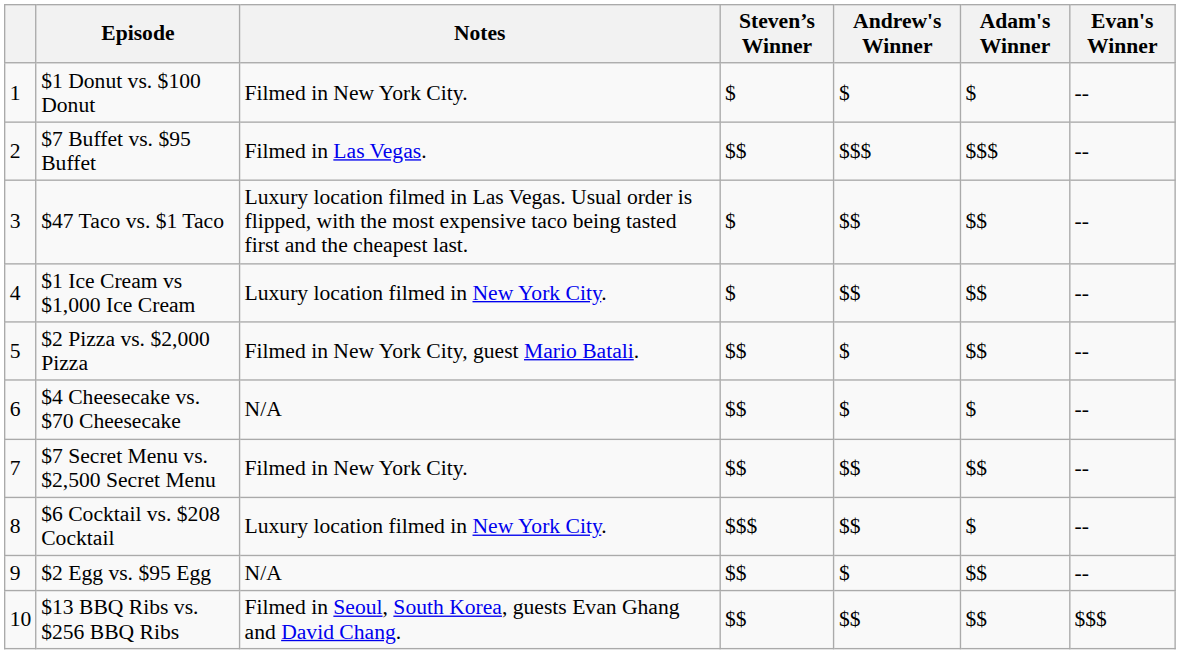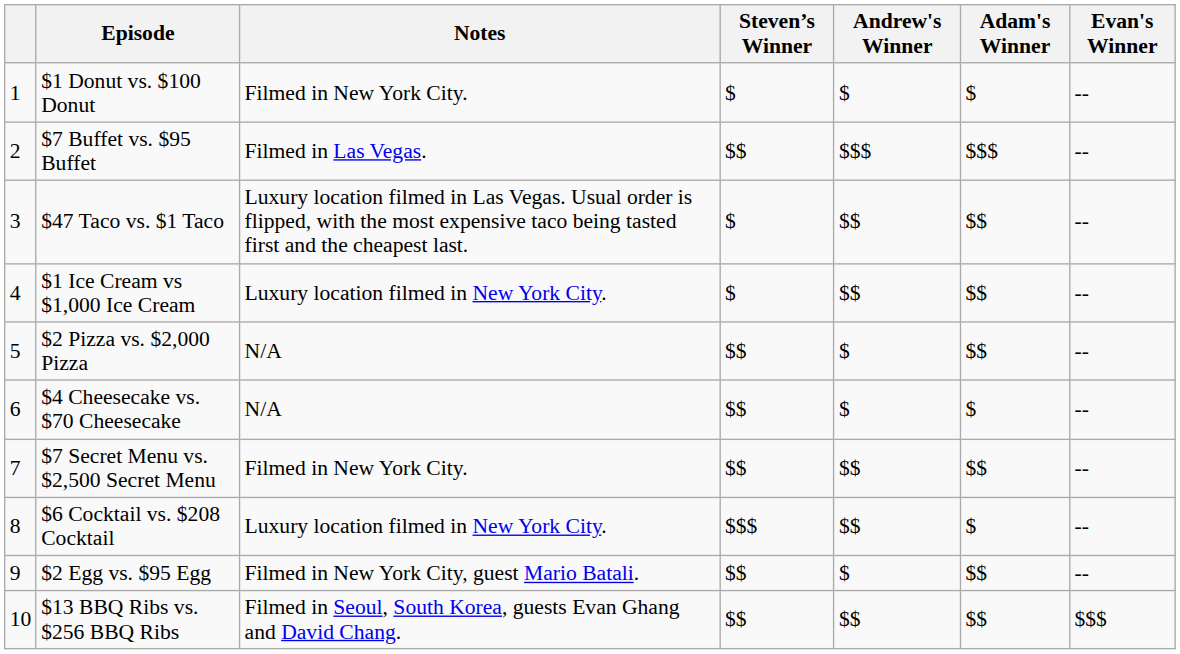(442, 350) Filmed in New York City, guest Mario Batali. -> (263, 350) N/A
(263, 572) N/A -> (442, 572) Filmed in New York City, guest Mario Batali.
